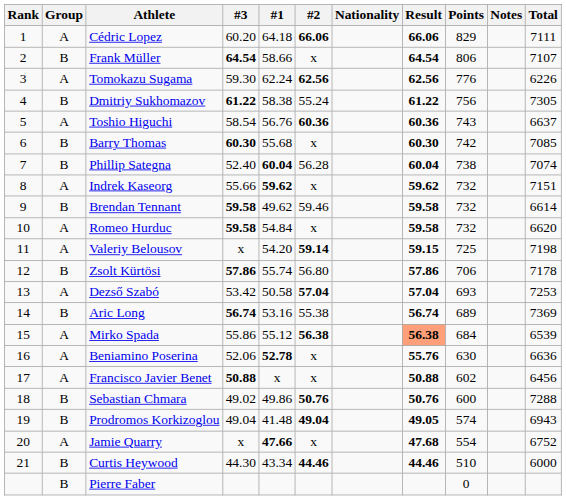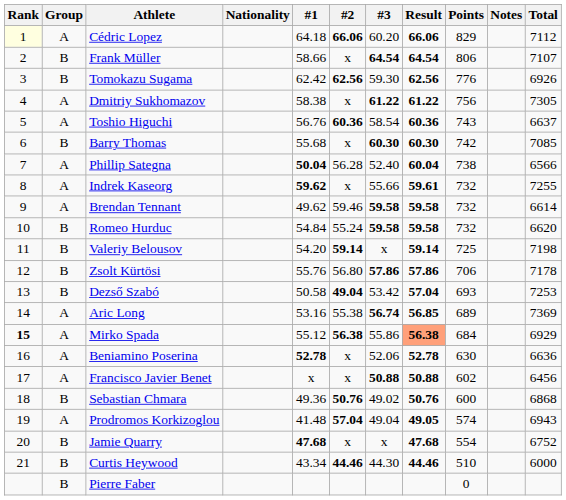columns swapped: (367, 15) <-> (241, 15)
(23, 36) no background -> (23, 36) lightyellow background
(543, 36) 7111 -> (543, 36) 7112
(64, 79) A -> (64, 79) B
(277, 79) 62.24 -> (311, 79) 62.42
(543, 79) 6226 -> (543, 79) 6926
(64, 100) B -> (64, 100) A
(314, 100) 55.24 -> (348, 100) x
(64, 164) B -> (64, 164) A
(277, 164) 60.04 -> (311, 164) 50.04
(543, 164) 7074 -> (543, 164) 6566
(424, 185) 59.62 -> (424, 185) 59.61
(543, 185) 7151 -> (543, 185) 7255
(64, 206) B -> (64, 206) A
(64, 228) A -> (64, 228) B
(314, 228) x -> (348, 228) 55.24
(64, 249) A -> (64, 249) B
(424, 249) 59.15 -> (424, 249) 59.14
(277, 270) 55.74 -> (311, 270) 55.76
(64, 292) A -> (64, 292) B
(314, 292) 57.04 -> (348, 292) 49.04
(64, 313) B -> (64, 313) A
(424, 313) 56.74 -> (424, 313) 56.85
(23, 334) normal -> (23, 334) bold
(543, 334) 6539 -> (543, 334) 6929
(424, 356) 55.76 -> (424, 356) 52.78
(277, 398) 49.86 -> (311, 398) 49.36
(543, 398) 7288 -> (543, 398) 6868
(64, 420) B -> (64, 420) A
(314, 420) 49.04 -> (348, 420) 57.04
(64, 441) A -> (64, 441) B
(277, 441) 47.66 -> (311, 441) 47.68
